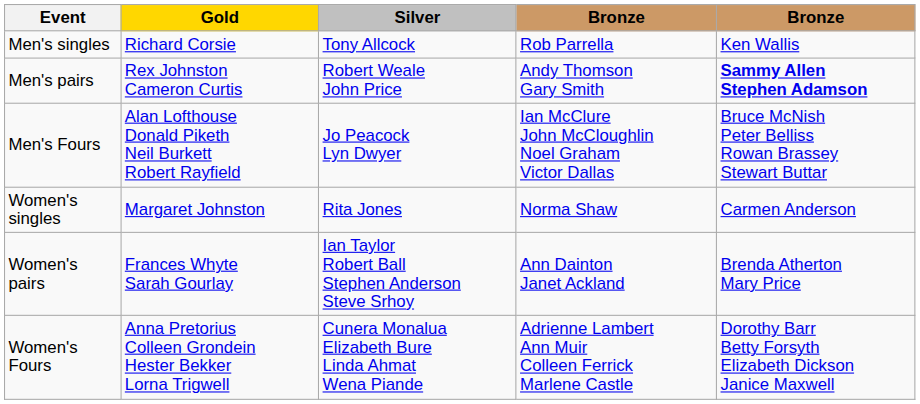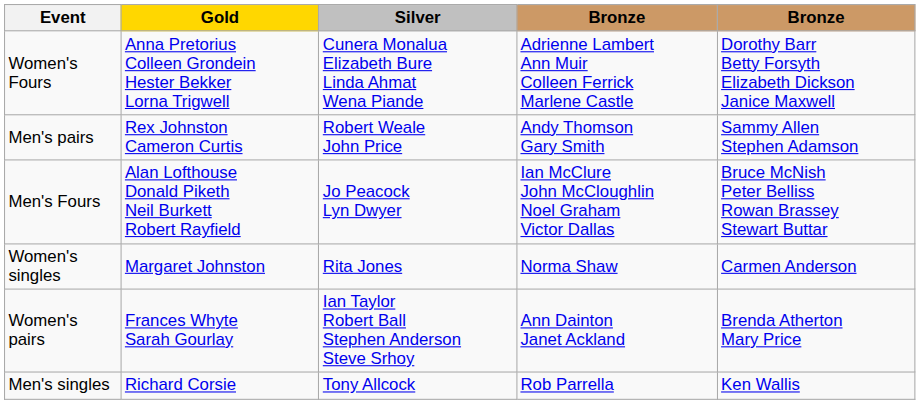rows swapped: (59, 44) <-> (43, 357)
(794, 80) bold -> (790, 137) normal
